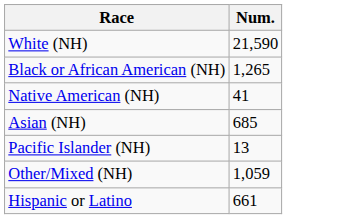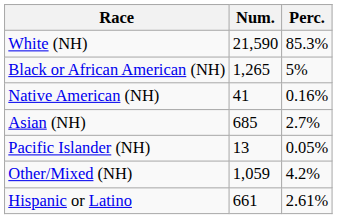+ column: (307, 17)
